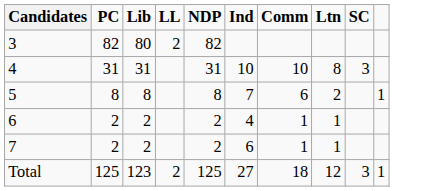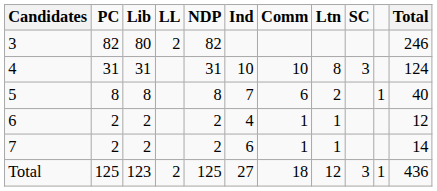+ column: (411, 17)
